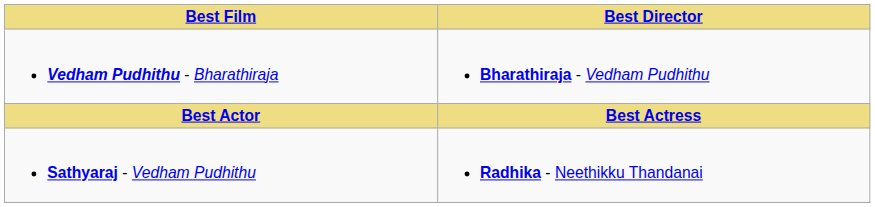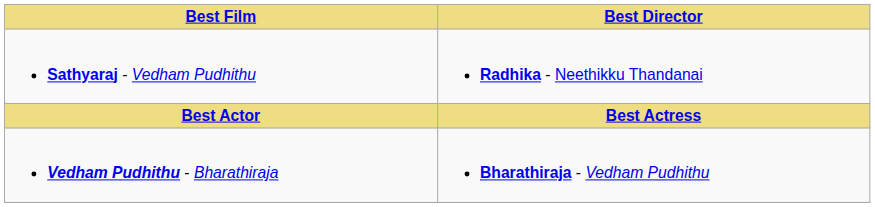rows swapped: (221, 75) <-> (221, 174)
